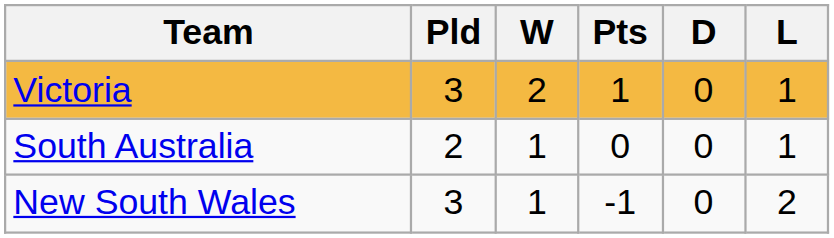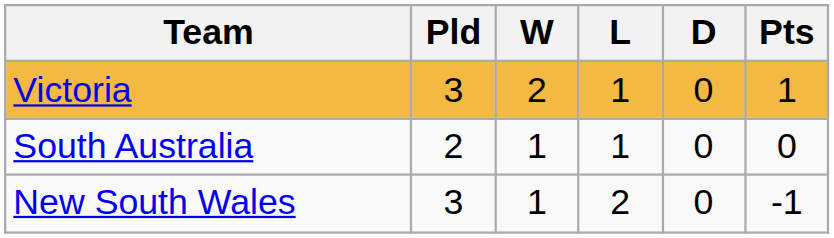columns swapped: (787, 32) <-> (620, 32)
